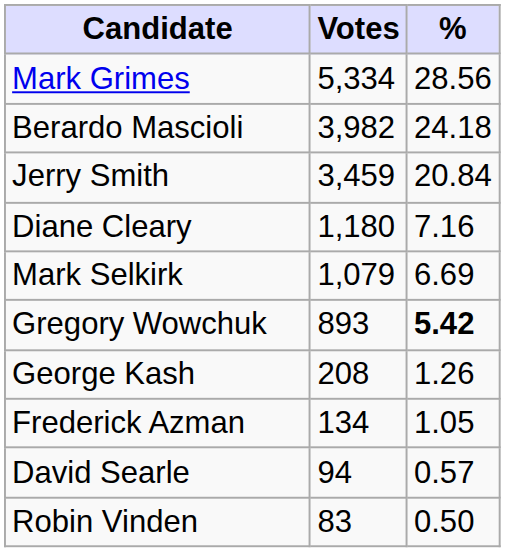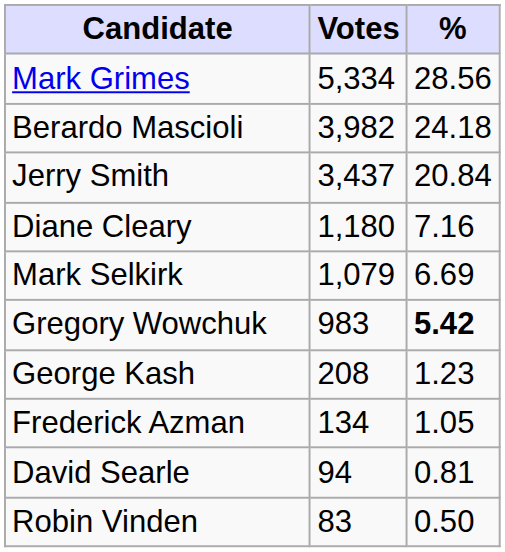(356, 176) 3,459 -> (356, 176) 3,437
(343, 324) 893 -> (343, 324) 983
(444, 373) 1.26 -> (444, 373) 1.23
(444, 472) 0.57 -> (444, 472) 0.81
